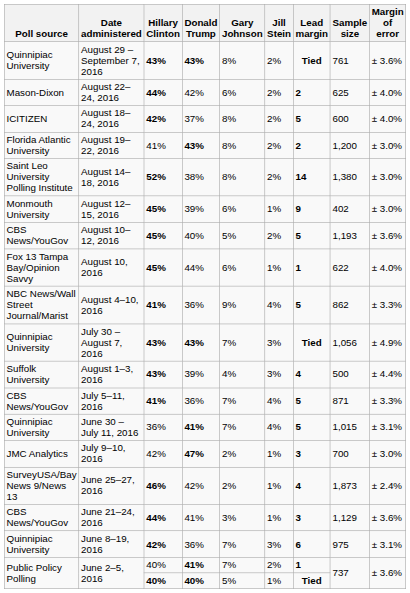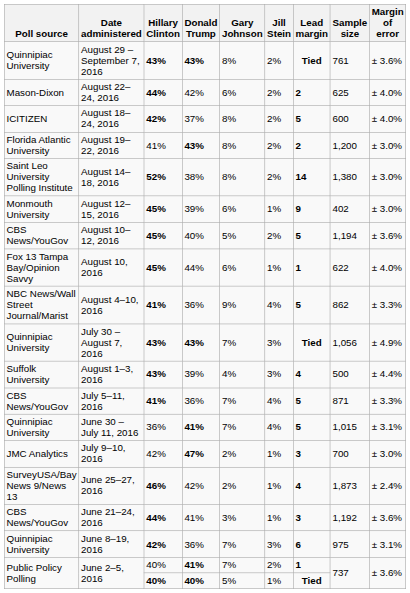(345, 235) 1,193 -> (345, 235) 1,194
(345, 517) 1,129 -> (345, 517) 1,192
